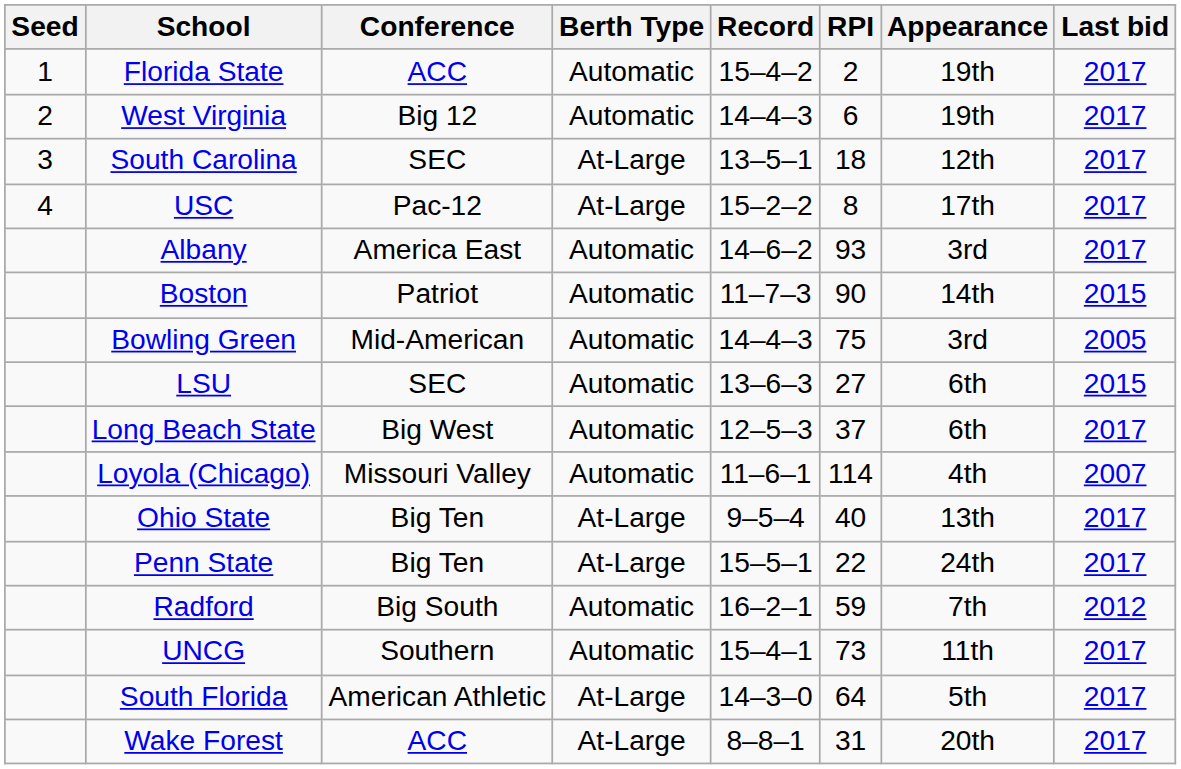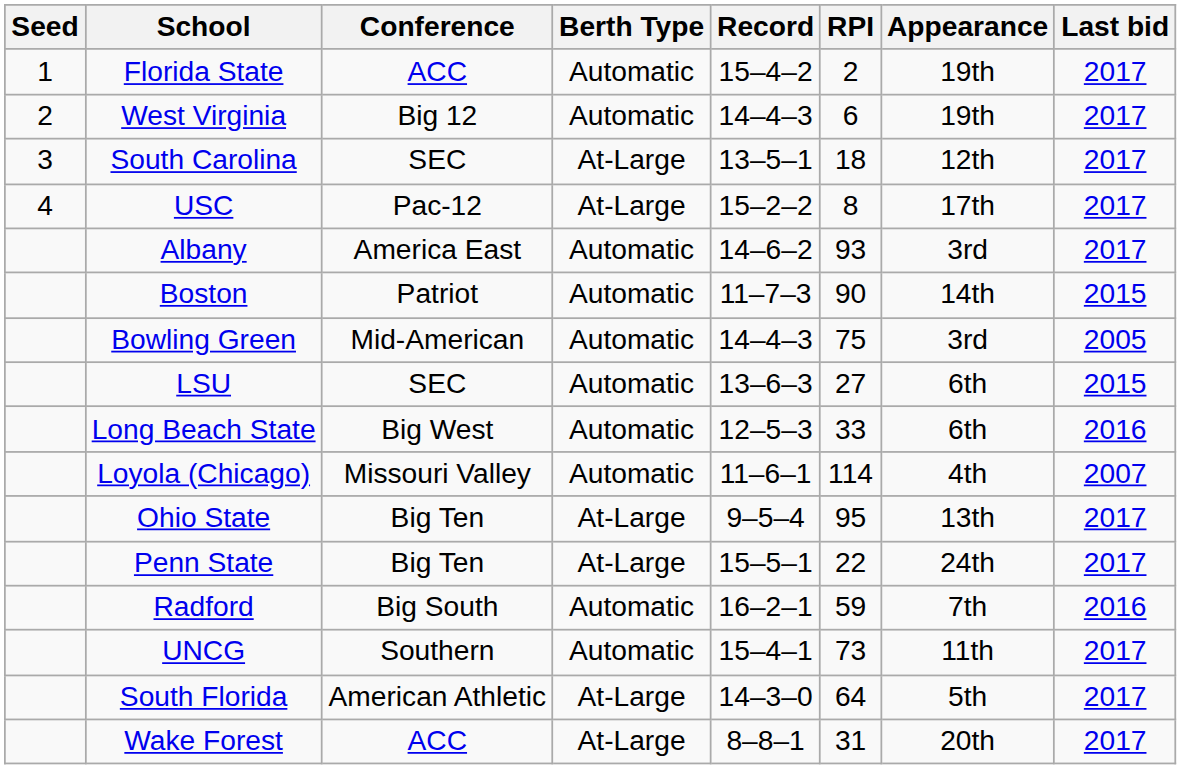(851, 428) 37 -> (851, 428) 33
(1115, 428) 2017 -> (1115, 428) 2016
(851, 518) 40 -> (851, 518) 95
(1115, 607) 2012 -> (1115, 607) 2016
